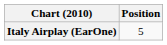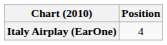(141, 31) 5 -> (141, 31) 4
